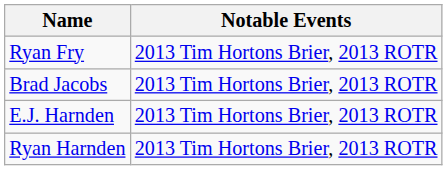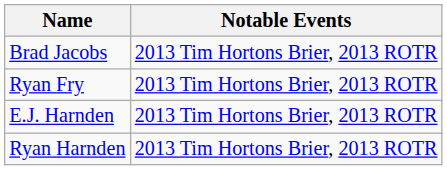rows swapped: (47, 52) <-> (58, 84)
